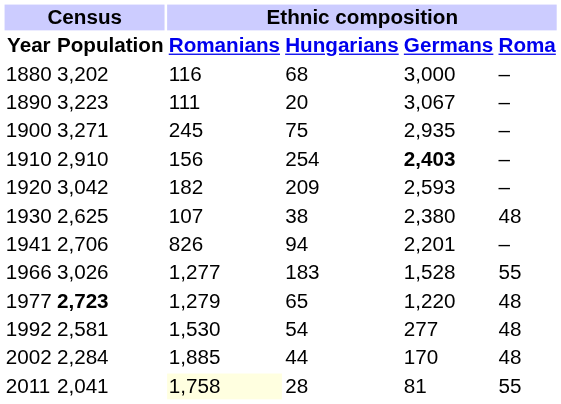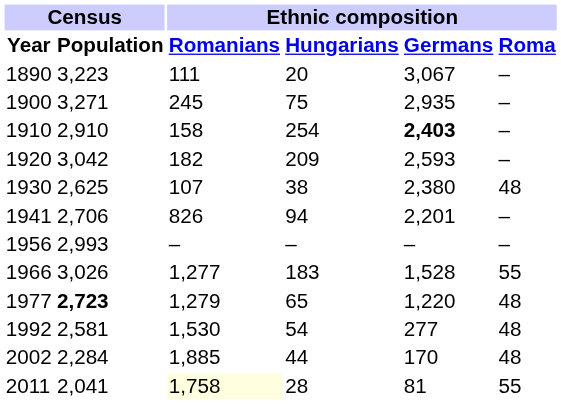- row: (29, 74)
(186, 159) 156 -> (186, 130) 158
+ row: (29, 244)
